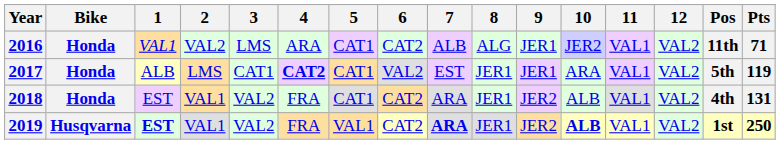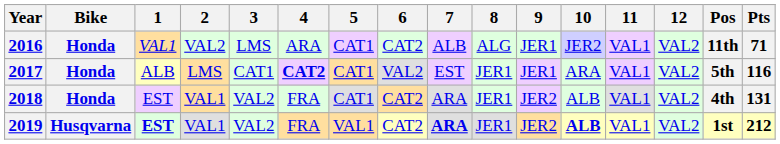(759, 71) 119 -> (759, 71) 116
(759, 125) 250 -> (759, 125) 212
